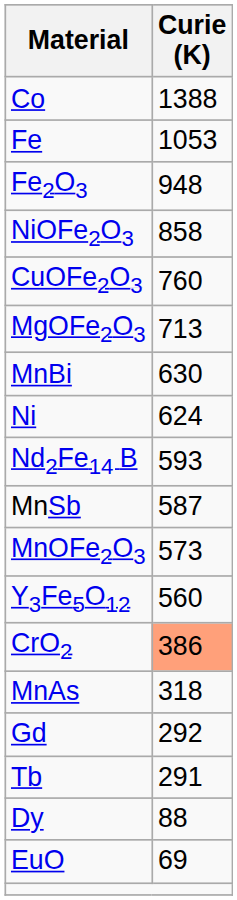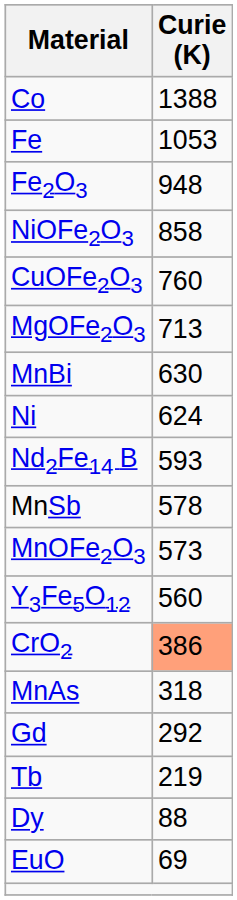(180, 506) 587 -> (180, 506) 578
(180, 776) 291 -> (180, 776) 219
